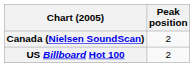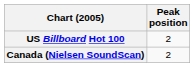rows swapped: (76, 39) <-> (75, 54)
